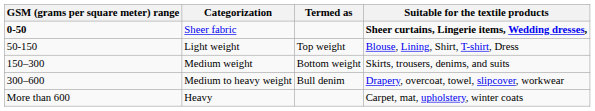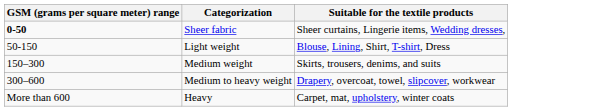- column: (329, 13)
(476, 30) bold -> (401, 30) normal
